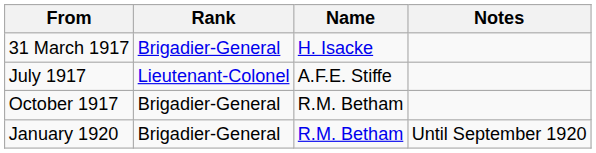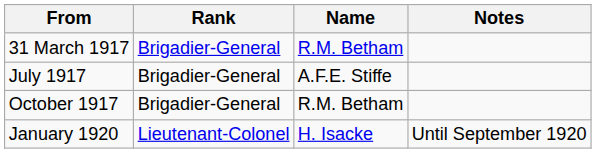(335, 47) H. Isacke -> (351, 47) R.M. Betham
(214, 76) Lieutenant-Colonel -> (209, 76) Brigadier-General
(209, 133) Brigadier-General -> (214, 133) Lieutenant-Colonel
(351, 133) R.M. Betham -> (335, 133) H. Isacke
